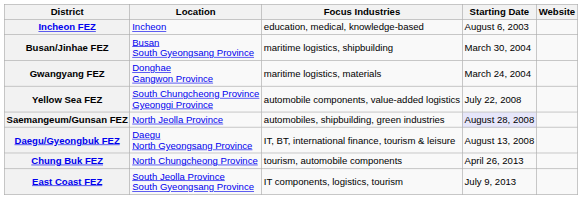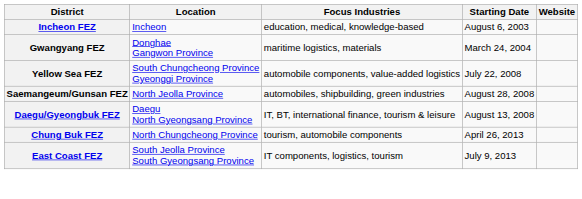- row: (67, 48)
(499, 120) lavender background -> (499, 94) no background
